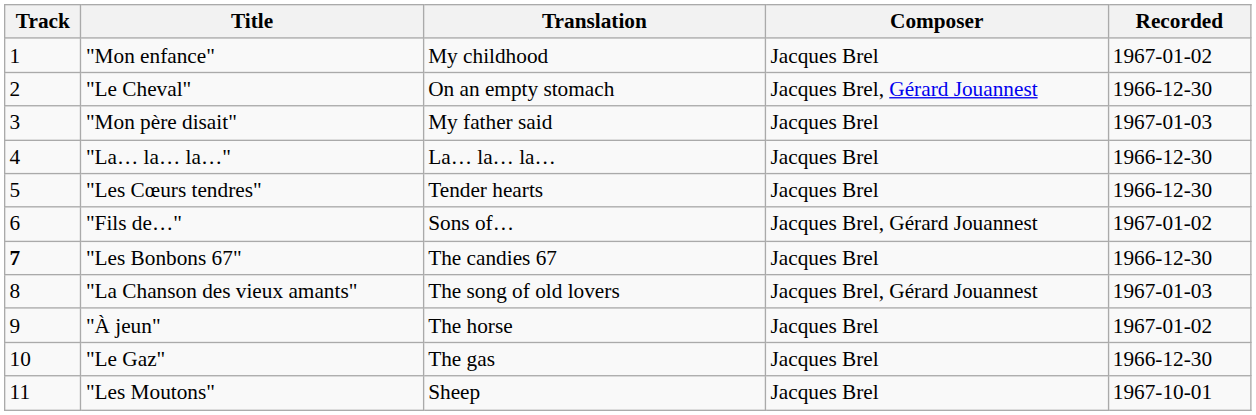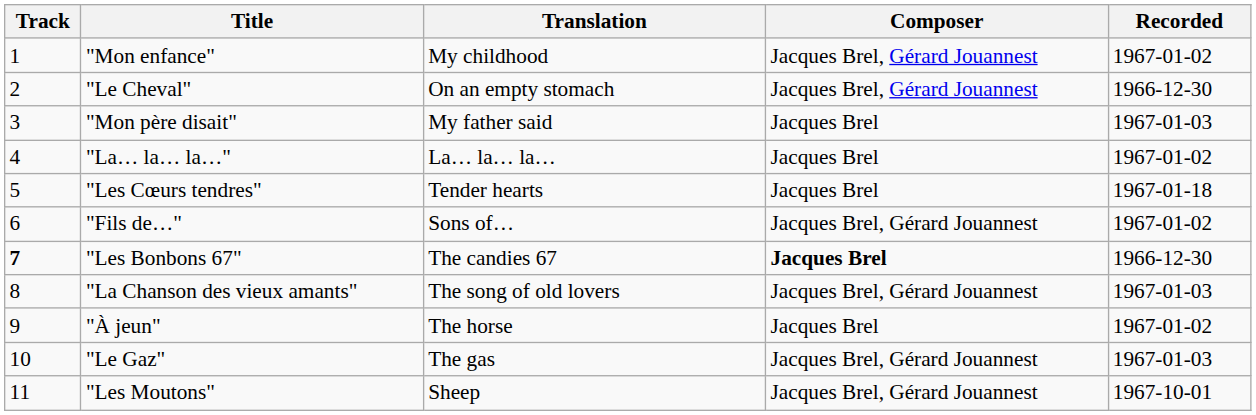(825, 55) Jacques Brel -> (904, 55) Jacques Brel, Gérard Jouannest
(1162, 156) 1966-12-30 -> (1162, 156) 1967-01-02
(1162, 190) 1966-12-30 -> (1162, 190) 1967-01-18
(825, 257) normal -> (829, 257) bold
(825, 358) Jacques Brel -> (904, 358) Jacques Brel, Gérard Jouannest
(1162, 358) 1966-12-30 -> (1162, 358) 1967-01-03
(825, 392) Jacques Brel -> (904, 392) Jacques Brel, Gérard Jouannest
